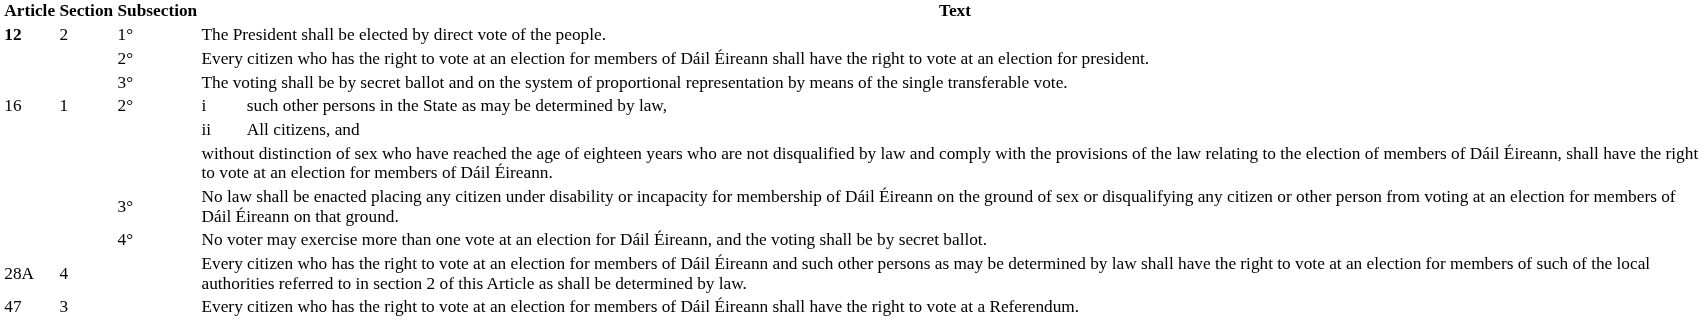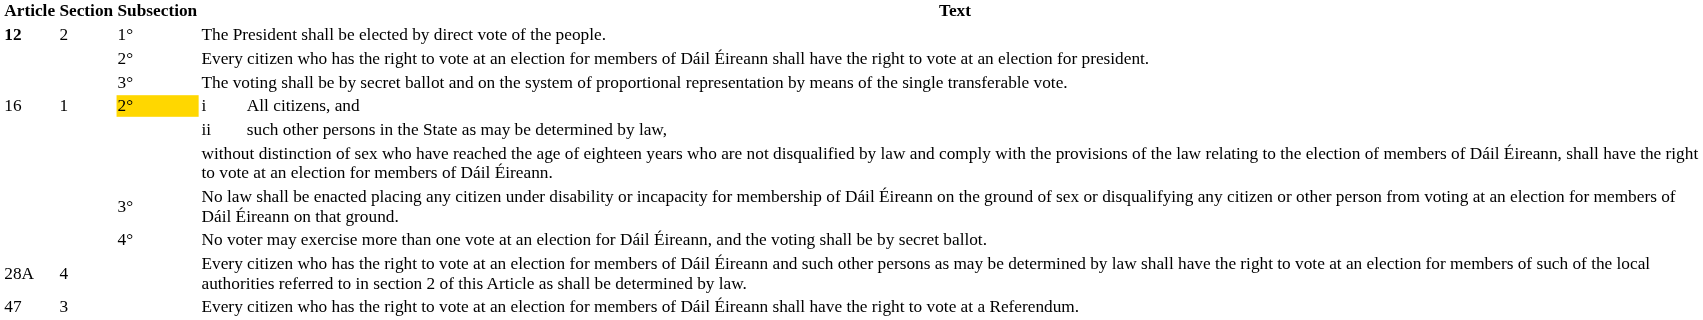(125, 105) no background -> (125, 105) gold background
(457, 105) such other persons in the State as may be determined by law, -> (303, 105) All citizens, and
(303, 129) All citizens, and -> (457, 129) such other persons in the State as may be determined by law,
